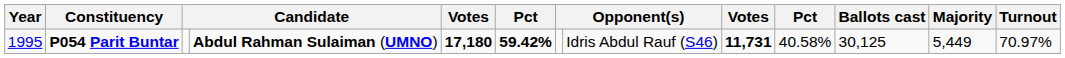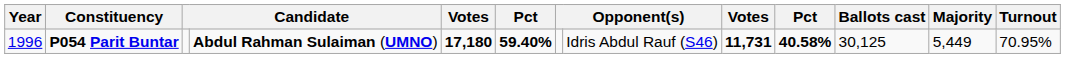(25, 41) 1995 -> (25, 41) 1996
(526, 41) 59.42% -> (526, 41) 59.40%
(805, 41) normal -> (805, 41) bold
(1026, 41) 70.97% -> (1026, 41) 70.95%
